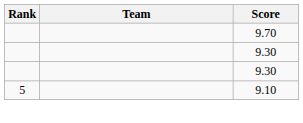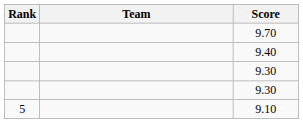+ row: (22, 52)
